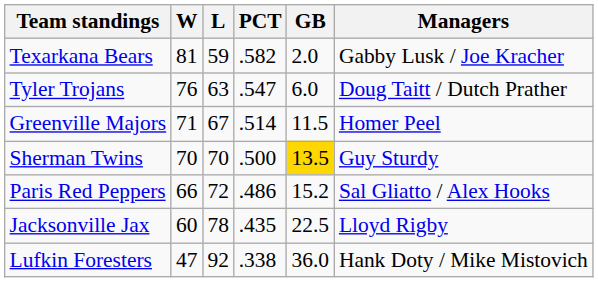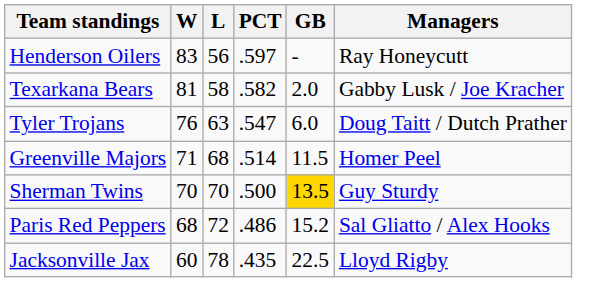+ row: (85, 55)
(218, 55) 59 -> (218, 89) 58
(218, 123) 67 -> (218, 157) 68
(187, 191) 66 -> (187, 225) 68
- row: (81, 259)
